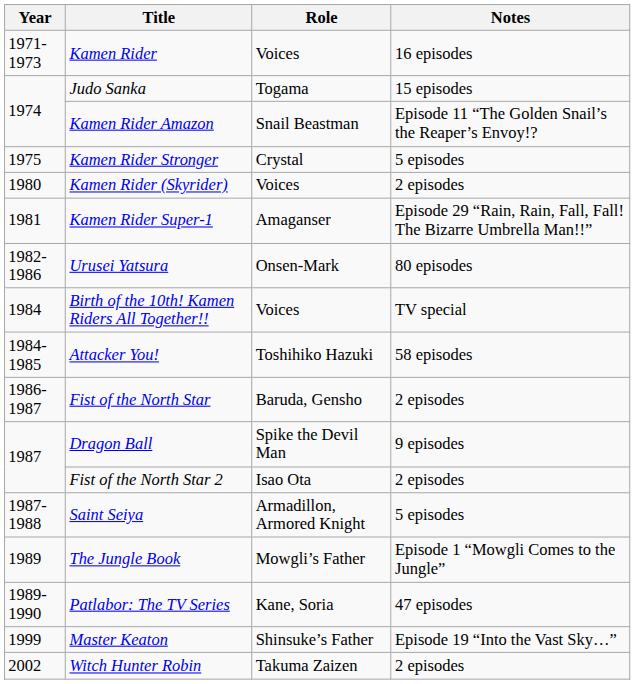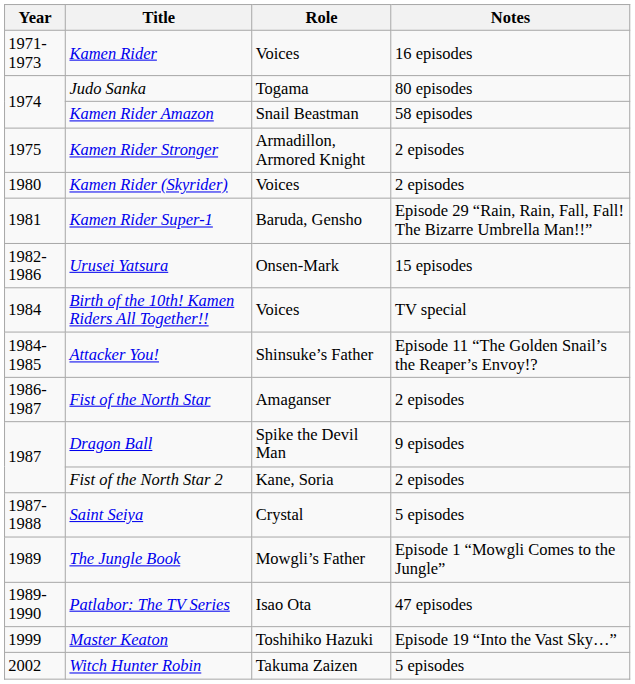(434, 88) 15 episodes -> (434, 88) 80 episodes
(501, 123) Episode 11 “The Golden Snail’s the Reaper’s Envoy!? -> (434, 114) 58 episodes
(279, 159) Crystal -> (310, 149) Armadillon, Armored Knight
(430, 159) 5 episodes -> (430, 149) 2 episodes
(293, 220) Amaganser -> (309, 220) Baruda, Gensho
(434, 265) 80 episodes -> (434, 265) 15 episodes
(314, 354) Toshihiko Hazuki -> (315, 354) Shinsuke’s Father
(434, 354) 58 episodes -> (501, 354) Episode 11 “The Golden Snail’s the Reaper’s Envoy!?
(309, 399) Baruda, Gensho -> (293, 399) Amaganser
(283, 479) Isao Ota -> (295, 479) Kane, Soria
(310, 514) Armadillon, Armored Knight -> (279, 514) Crystal
(295, 604) Kane, Soria -> (283, 604) Isao Ota
(315, 639) Shinsuke’s Father -> (314, 639) Toshihiko Hazuki
(430, 665) 2 episodes -> (430, 665) 5 episodes
